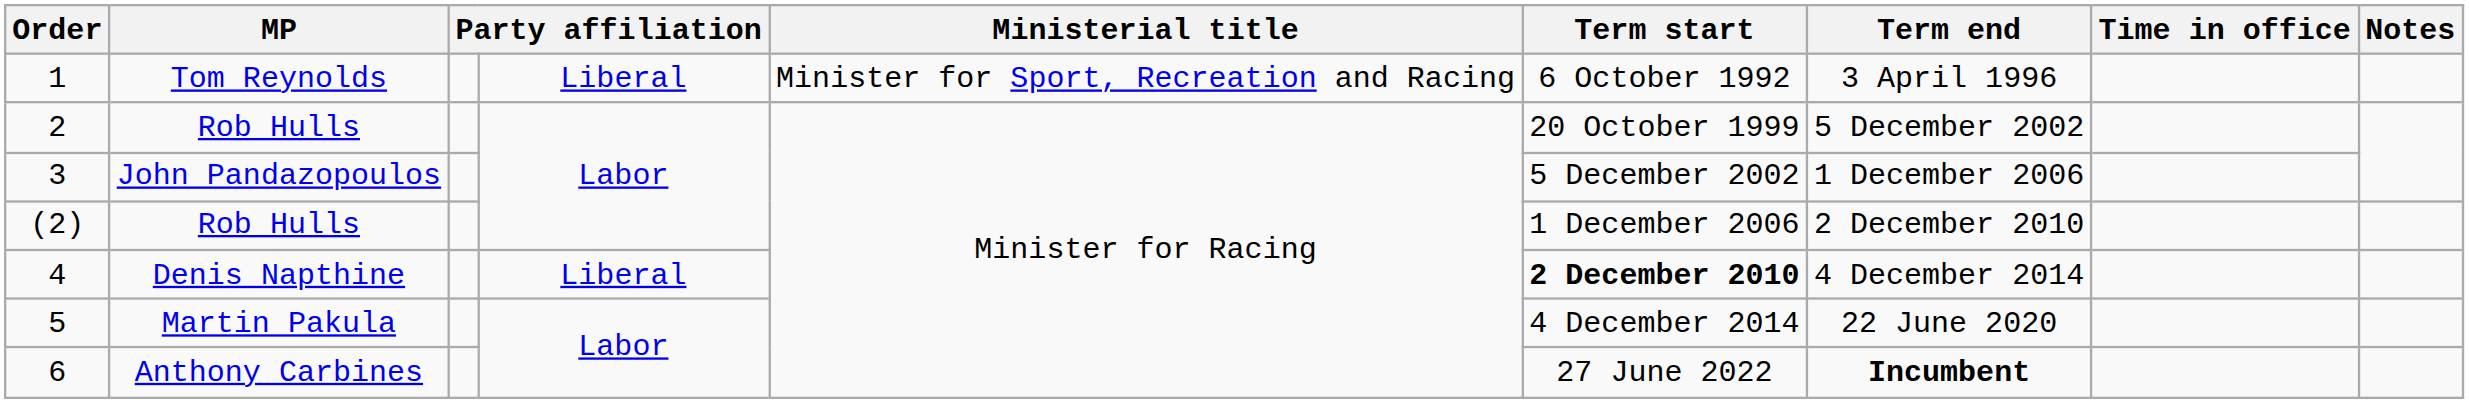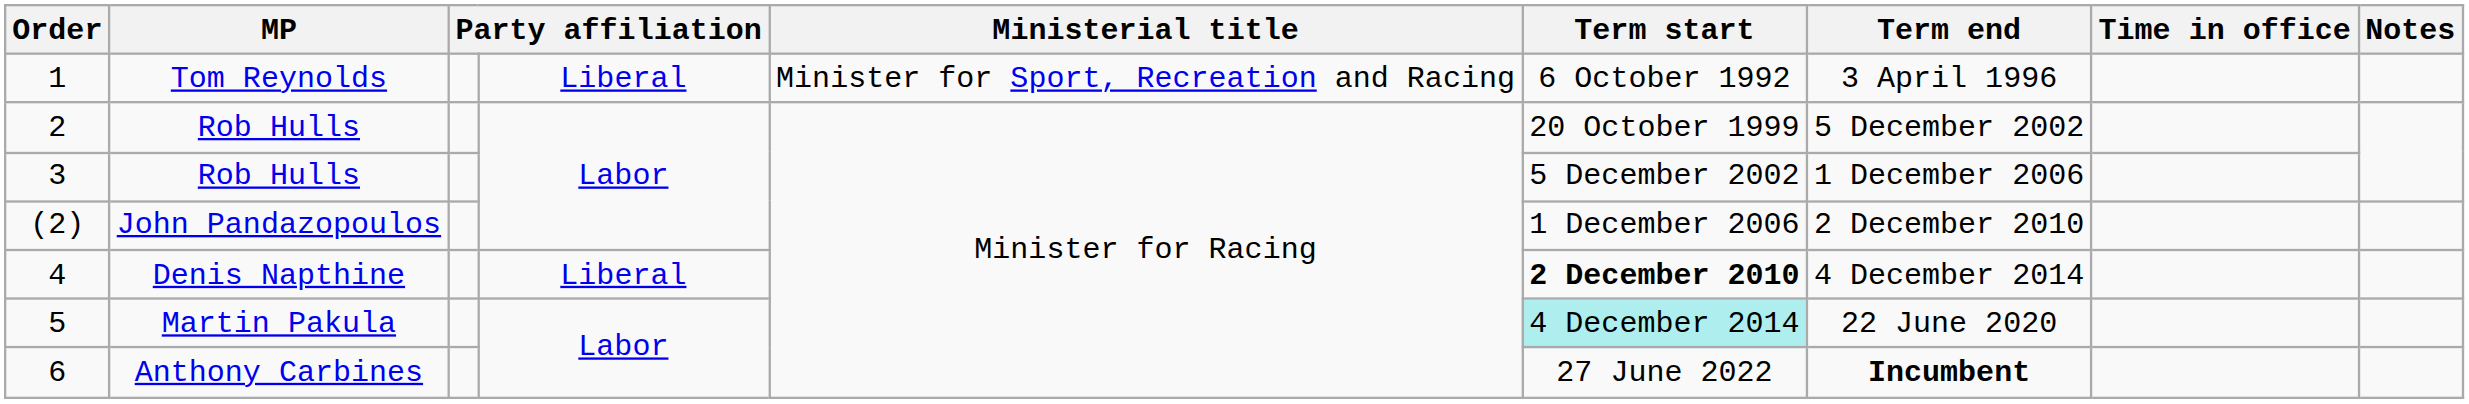(279, 176) John Pandazopoulos -> (279, 176) Rob Hulls
(279, 225) Rob Hulls -> (279, 225) John Pandazopoulos
(1664, 323) no background -> (1664, 323) paleturquoise background
